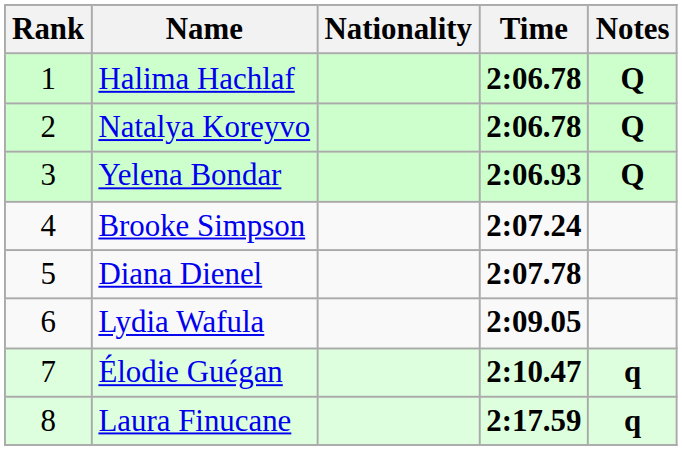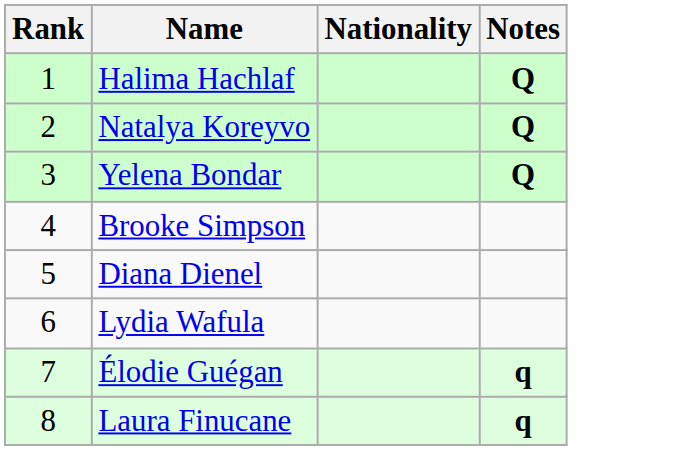- column: (534, 28)
